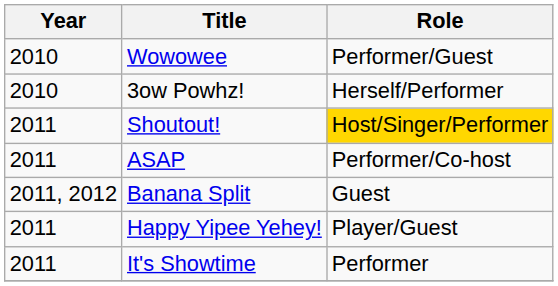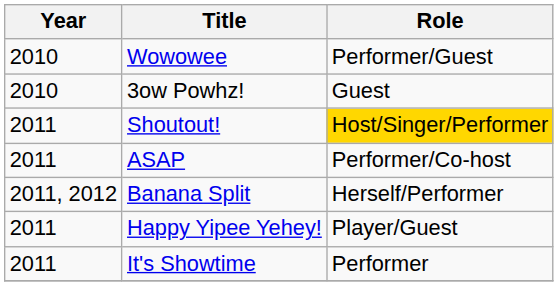(418, 90) Herself/Performer -> (361, 90) Guest
(361, 194) Guest -> (418, 194) Herself/Performer
